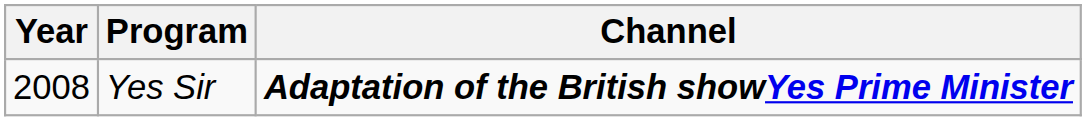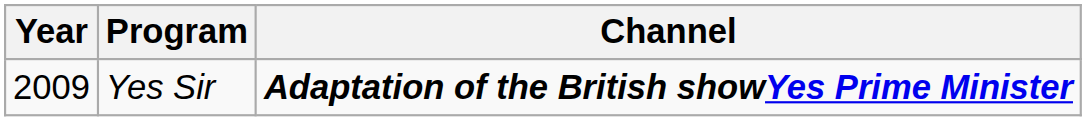(51, 86) 2008 -> (51, 86) 2009
